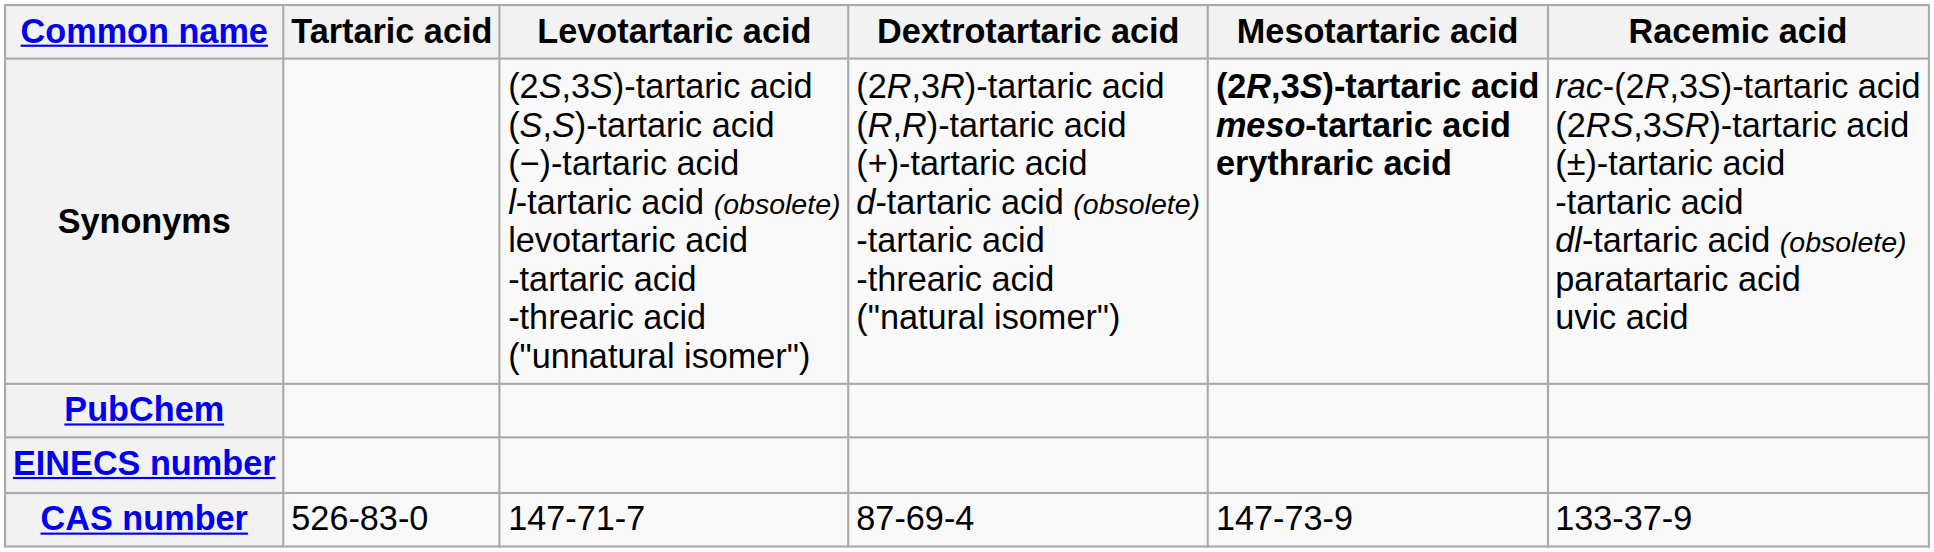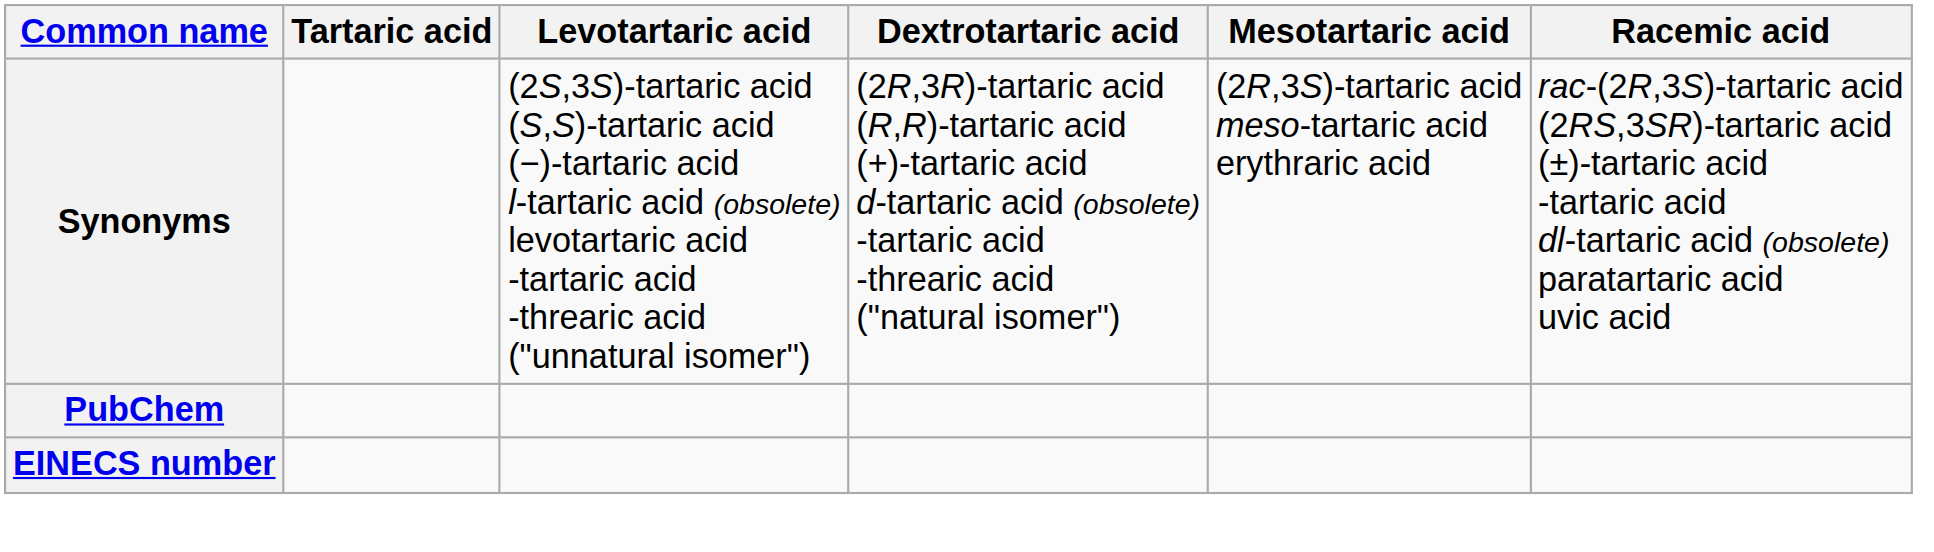(1378, 124) bold -> (1369, 124) normal
- row: (144, 518)
